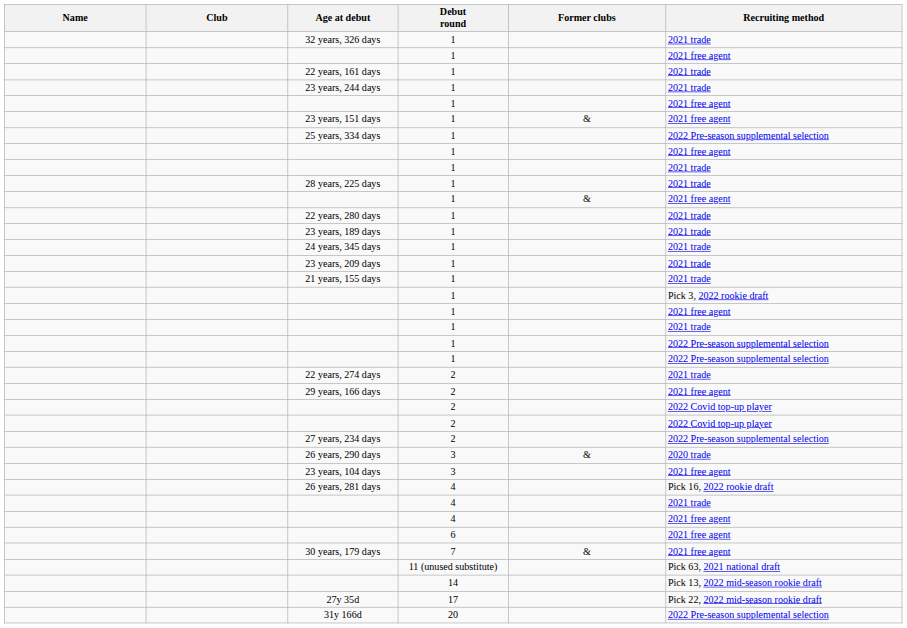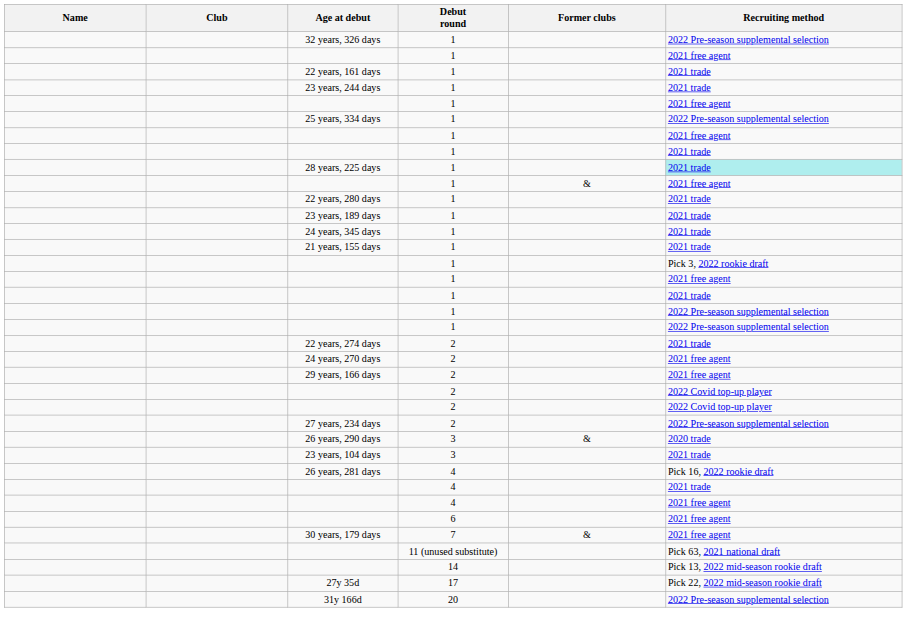(689, 39) 2021 trade -> (748, 39) 2022 Pre-season supplemental selection
- row: (343, 119)
(689, 183) no background -> (689, 167) paleturquoise background
- row: (343, 263)
+ row: (343, 359)
(699, 471) 2021 free agent -> (689, 455) 2021 trade
